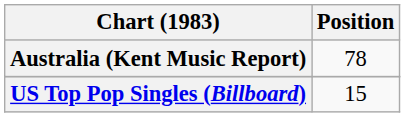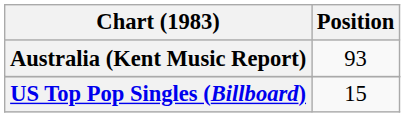(356, 58) 78 -> (356, 58) 93
